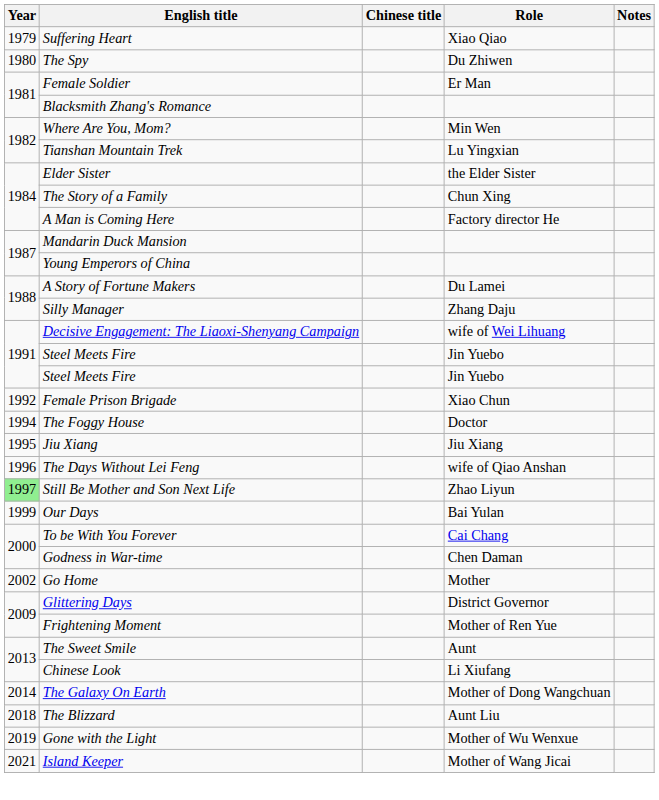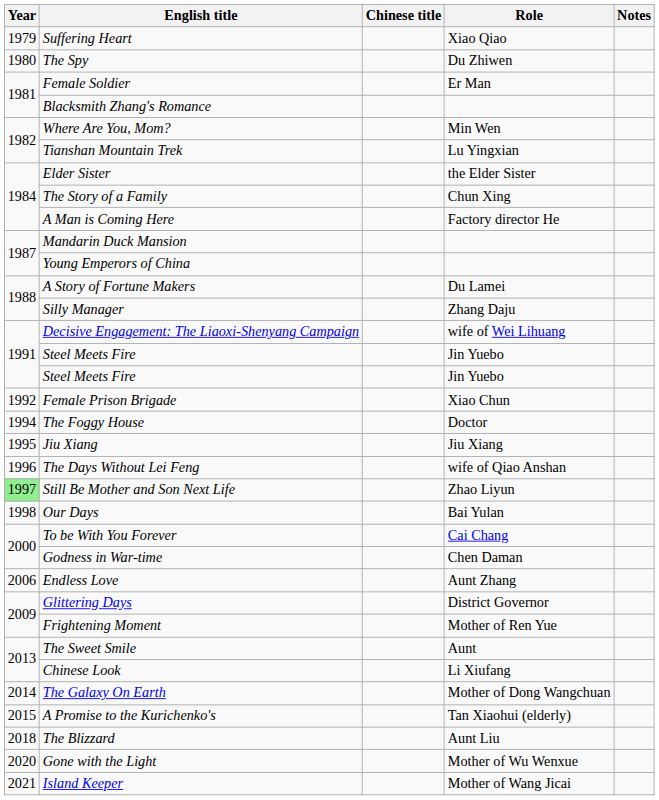(22, 512) 1999 -> (22, 512) 1998
- row: (70, 580)
+ row: (81, 580)
+ row: (129, 715)
(22, 738) 2019 -> (22, 761) 2020
